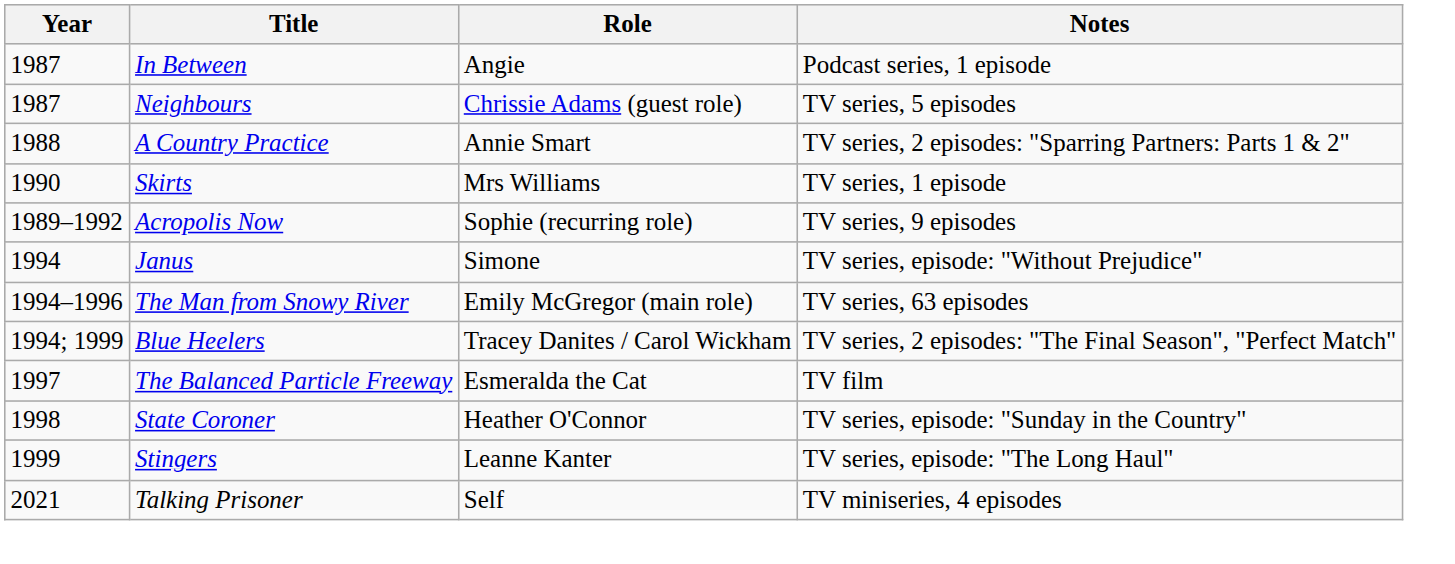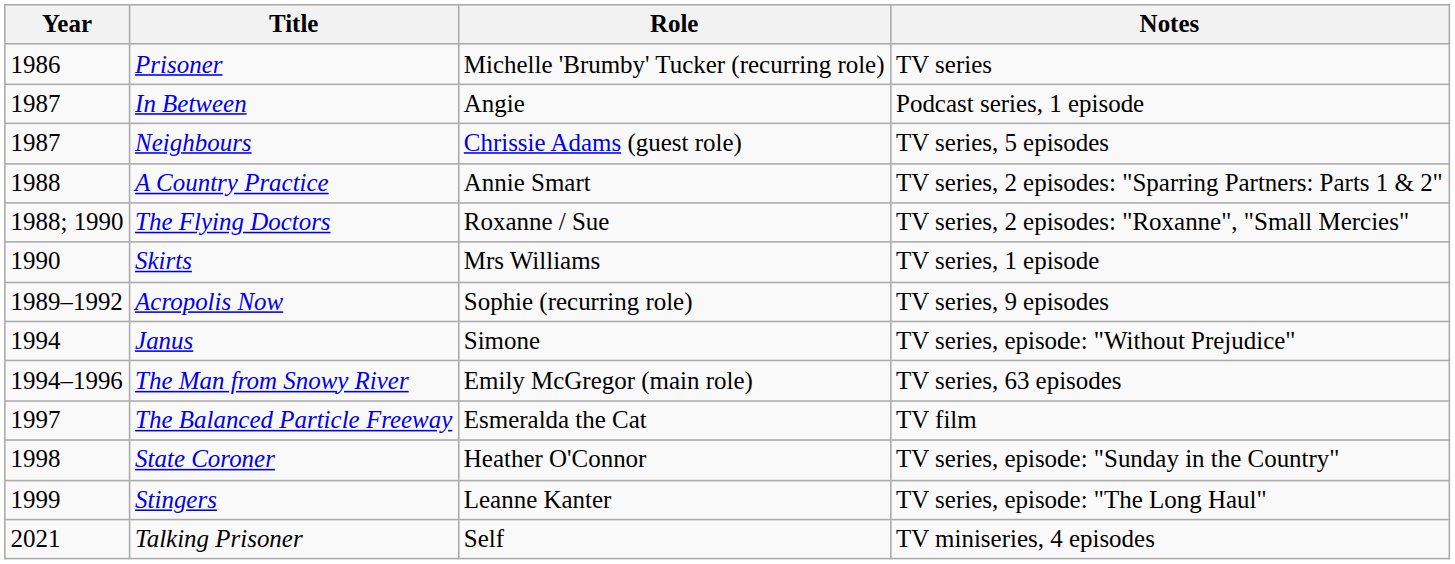+ row: (179, 63)
+ row: (233, 222)
- row: (200, 340)
